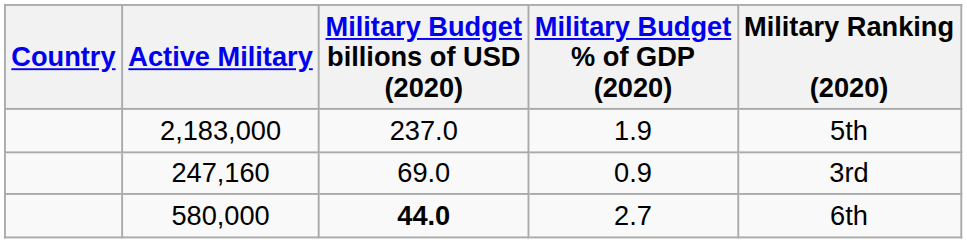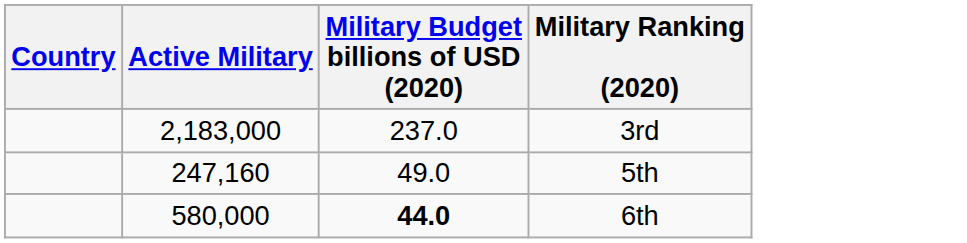- column: (633, 57)
(849, 130) 5th -> (640, 130) 3rd
(424, 173) 69.0 -> (424, 173) 49.0
(849, 173) 3rd -> (640, 173) 5th
